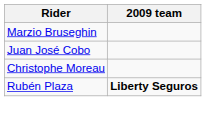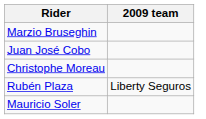(154, 86) bold -> (151, 86) normal
+ row: (44, 104)
